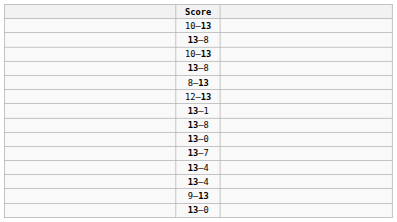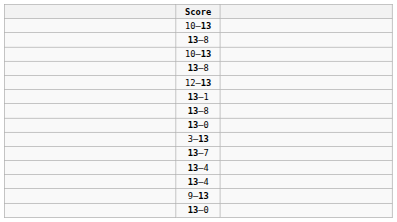- row: (90, 82)
+ row: (90, 139)
